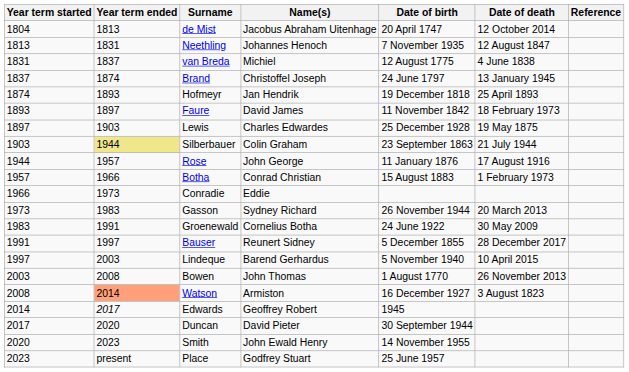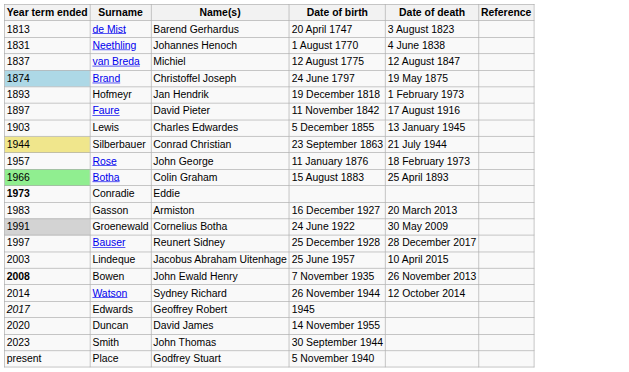- column: (49, 12)
(310, 29) Jacobus Abraham Uitenhage -> (196, 29) Barend Gerhardus
(516, 29) 12 October 2014 -> (421, 29) 3 August 1823
(423, 45) 7 November 1935 -> (325, 45) 1 August 1770
(514, 45) 12 August 1847 -> (416, 45) 4 June 1838
(506, 62) 4 June 1838 -> (424, 62) 12 August 1847
(108, 78) no background -> (18, 78) lightblue background
(516, 78) 13 January 1945 -> (418, 78) 19 May 1875
(508, 95) 25 April 1893 -> (426, 95) 1 February 1973
(273, 111) David James -> (182, 111) David Pieter
(519, 111) 18 February 1973 -> (424, 111) 17 August 1916
(426, 128) 25 December 1928 -> (333, 128) 5 December 1855
(508, 128) 19 May 1875 -> (427, 128) 13 January 1945
(275, 144) Colin Graham -> (192, 144) Conrad Christian
(514, 161) 17 August 1916 -> (429, 161) 18 February 1973
(108, 177) no background -> (18, 177) lightgreen background
(282, 177) Conrad Christian -> (185, 177) Colin Graham
(516, 177) 1 February 1973 -> (418, 177) 25 April 1893
(108, 194) normal -> (18, 194) bold
(280, 210) Sydney Richard -> (174, 210) Armiston
(426, 210) 26 November 1944 -> (336, 210) 16 December 1927
(108, 227) no background -> (18, 227) lightgrey background
(423, 243) 5 December 1855 -> (336, 243) 25 December 1928
(286, 260) Barend Gerhardus -> (220, 260) Jacobus Abraham Uitenhage
(423, 260) 5 November 1940 -> (323, 260) 25 June 1957
(108, 276) normal -> (18, 276) bold
(275, 276) John Thomas -> (196, 276) John Ewald Henry
(415, 276) 1 August 1770 -> (333, 276) 7 November 1935
(108, 293) lightsalmon background -> (18, 293) no background
(264, 293) Armiston -> (190, 293) Sydney Richard
(426, 293) 16 December 1927 -> (336, 293) 26 November 1944
(511, 293) 3 August 1823 -> (427, 293) 12 October 2014
(271, 326) David Pieter -> (183, 326) David James
(427, 326) 30 September 1944 -> (336, 326) 14 November 1955
(285, 342) John Ewald Henry -> (185, 342) John Thomas
(426, 342) 14 November 1955 -> (337, 342) 30 September 1944
(413, 359) 25 June 1957 -> (333, 359) 5 November 1940
